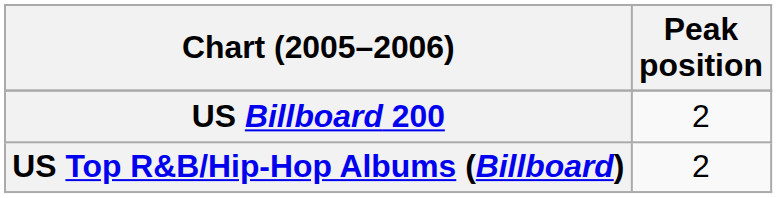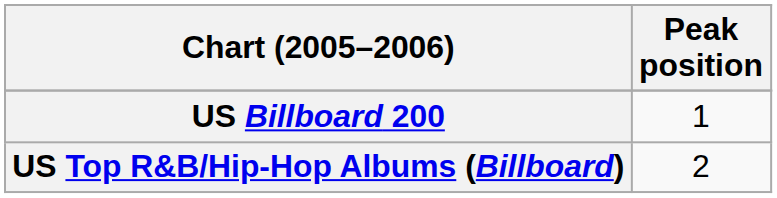(701, 116) 2 -> (701, 116) 1
